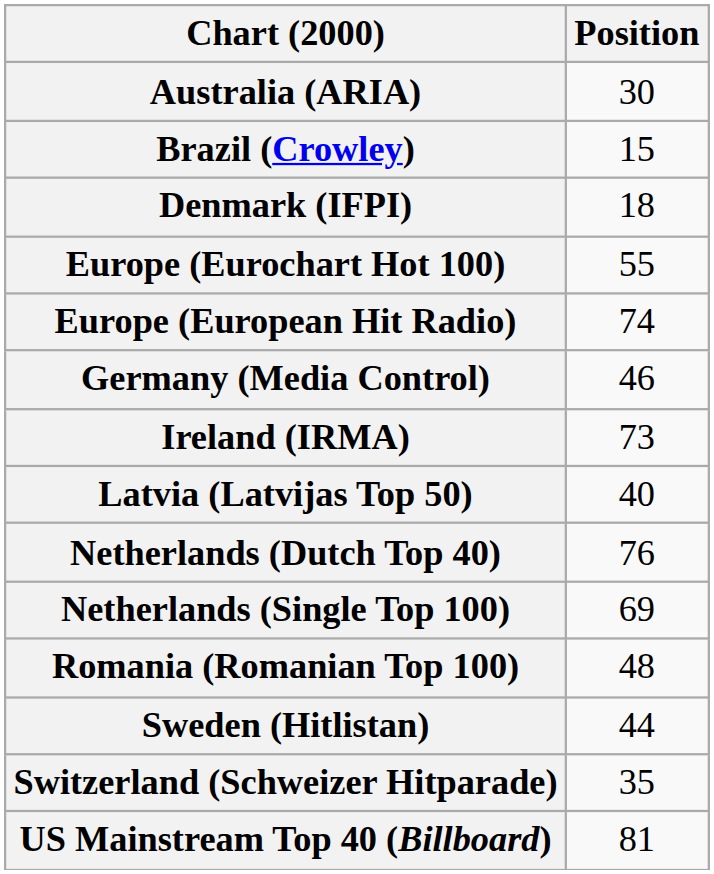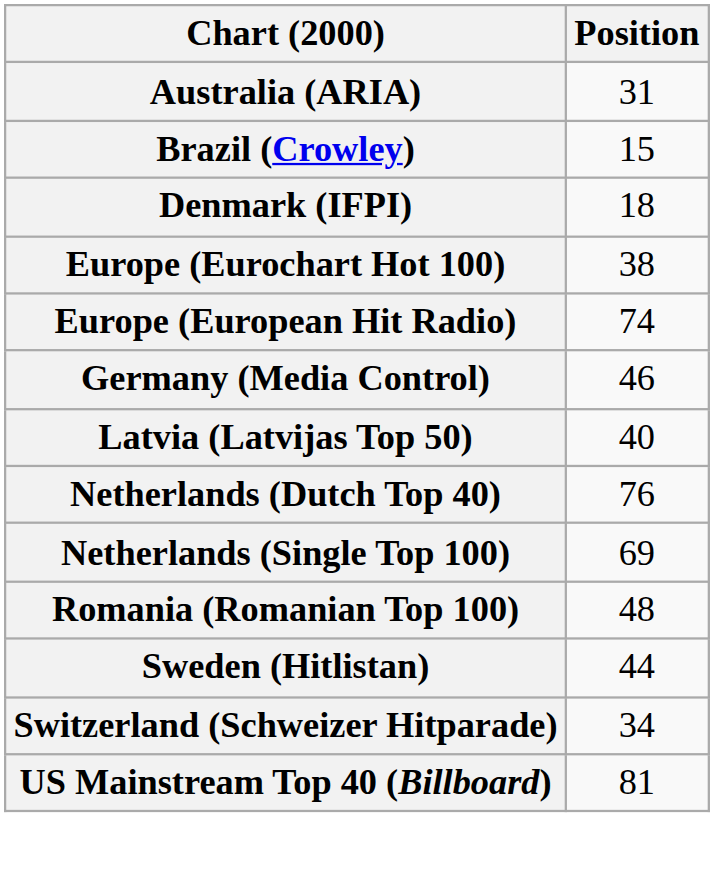(637, 90) 30 -> (637, 90) 31
(637, 263) 55 -> (637, 263) 38
- row: (286, 436)
(637, 782) 35 -> (637, 724) 34
